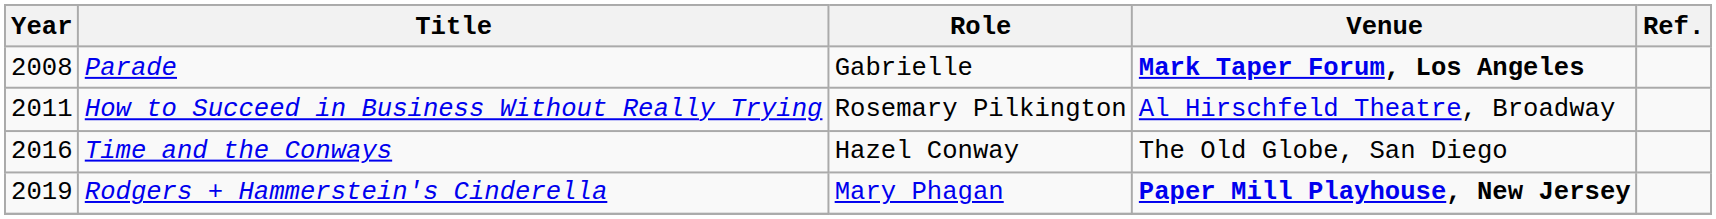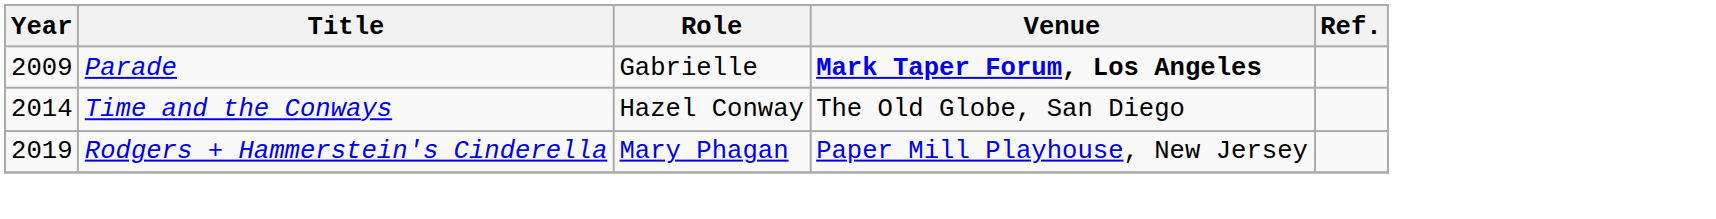(42, 68) 2008 -> (42, 68) 2009
- row: (454, 109)
(42, 151) 2016 -> (42, 109) 2014
(1385, 193) bold -> (1062, 151) normal
